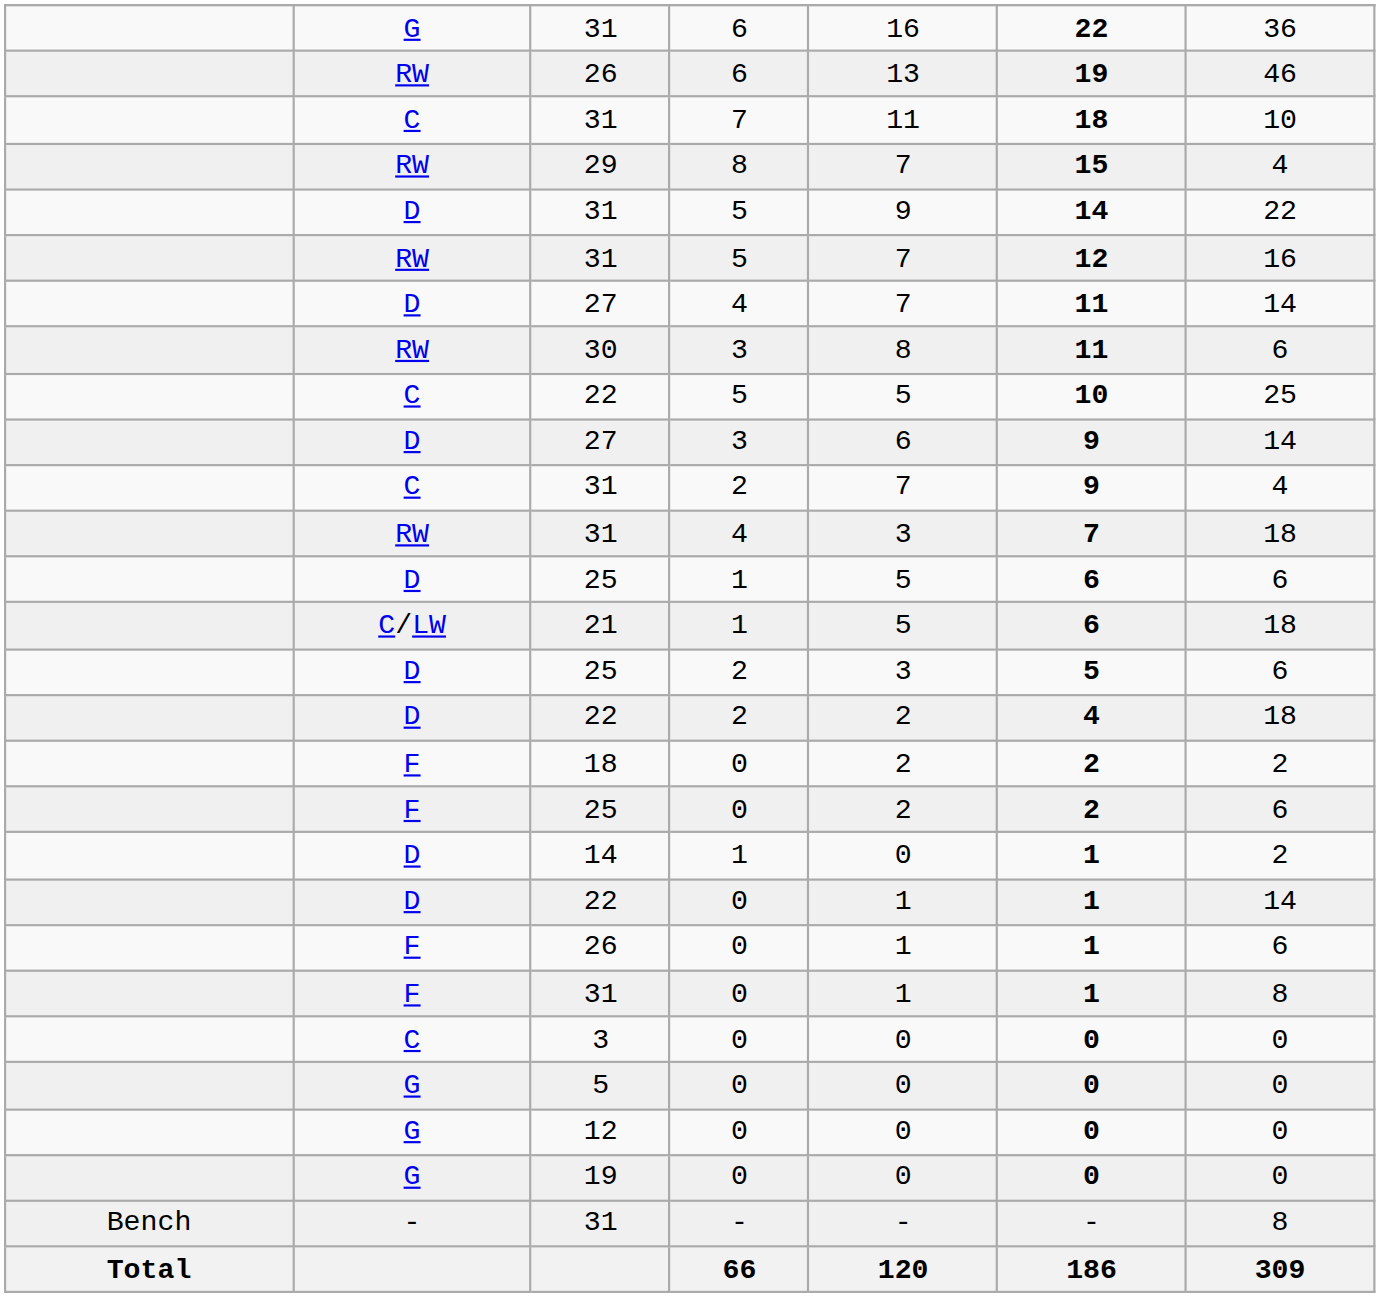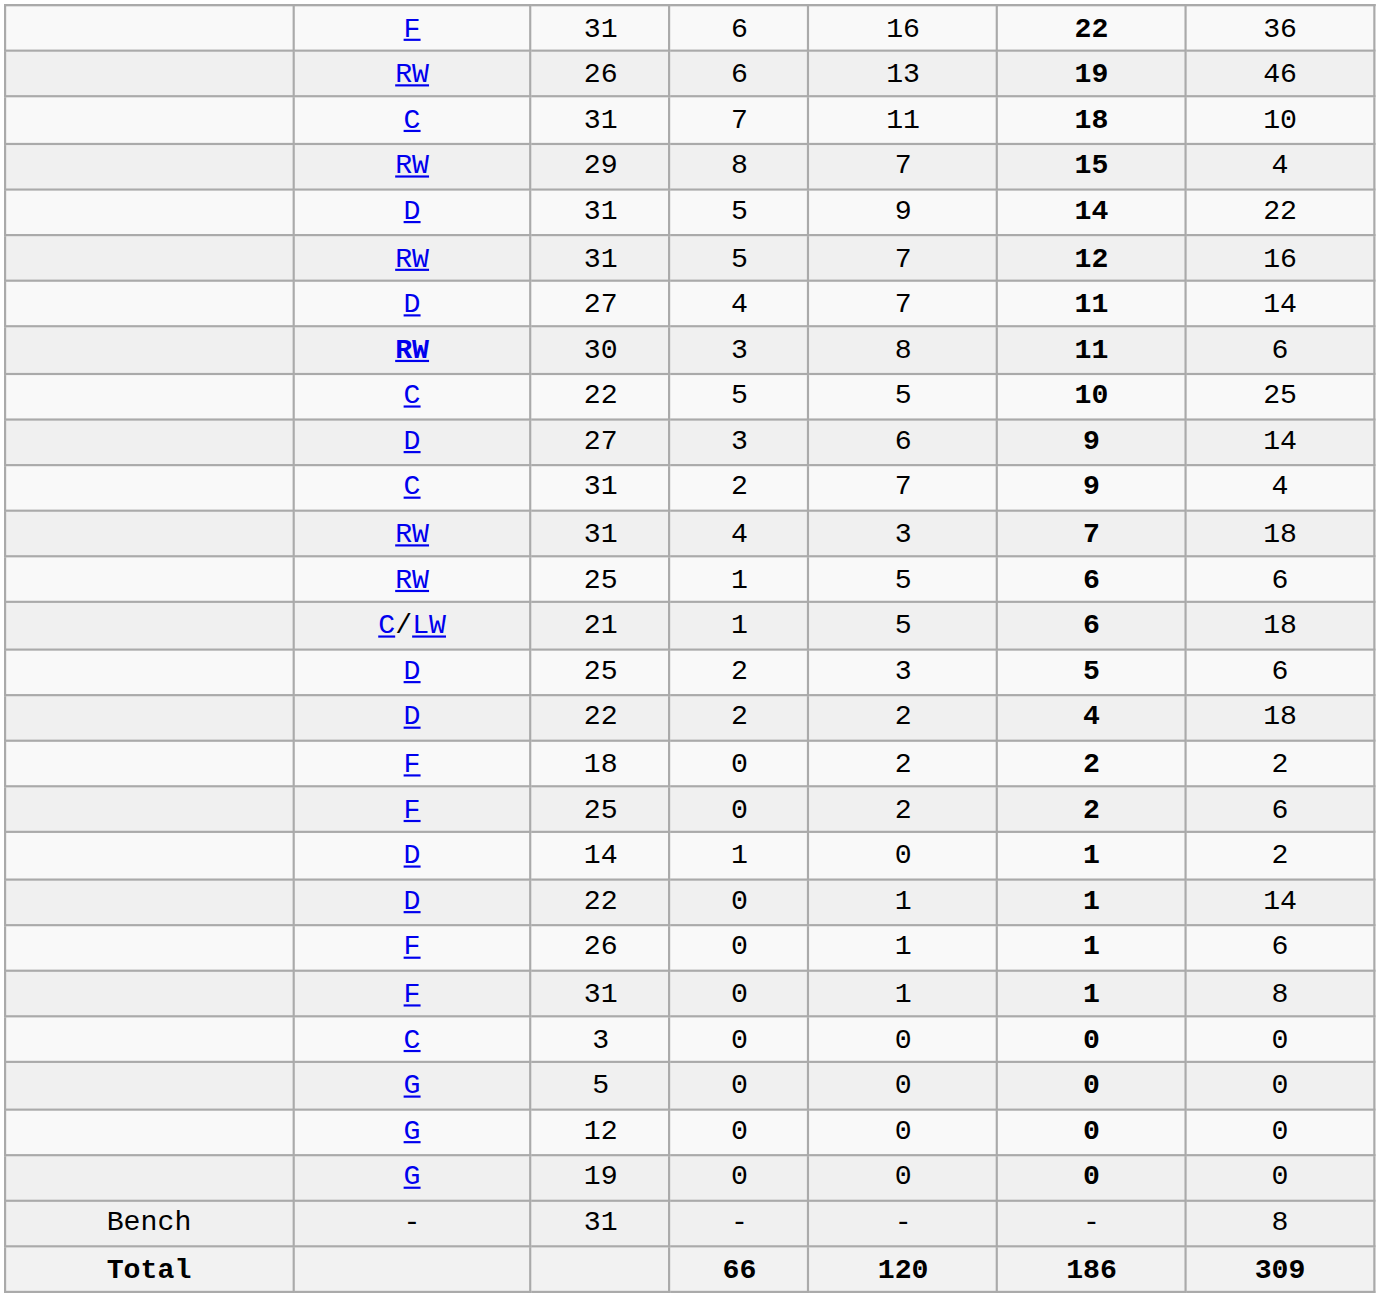(412, 28) G -> (412, 28) F
(412, 350) normal -> (412, 350) bold
(412, 580) D -> (412, 580) RW
